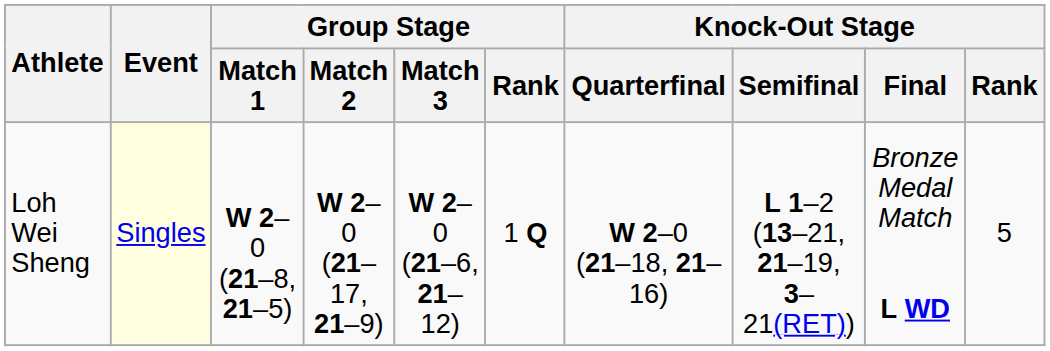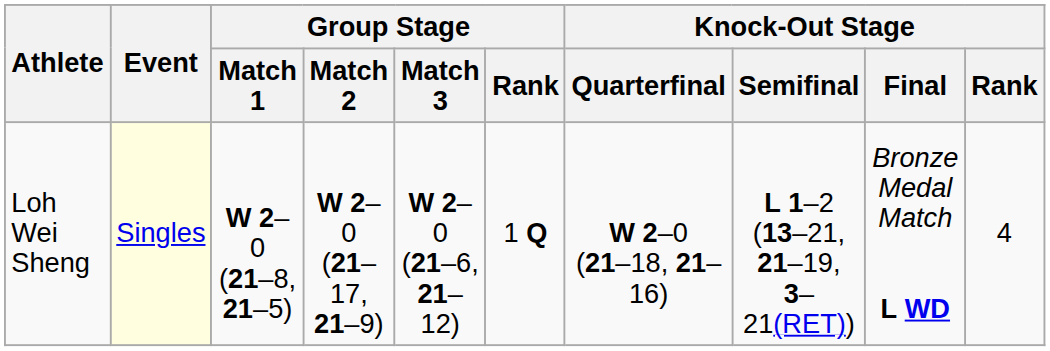(1004, 234) 5 -> (1004, 234) 4
